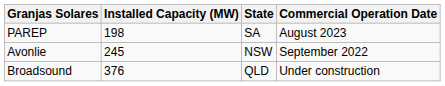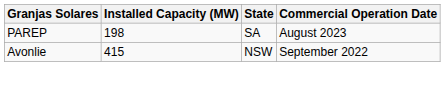(114, 52) 245 -> (114, 52) 415
- row: (40, 71)
